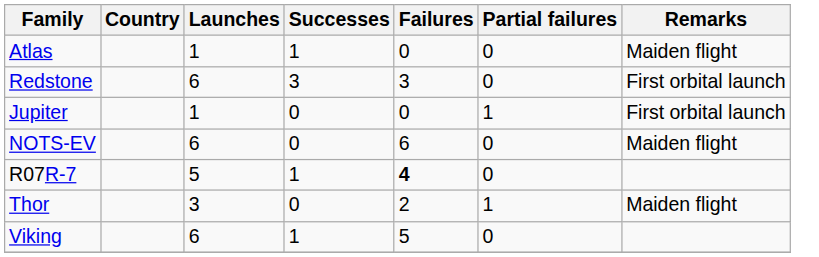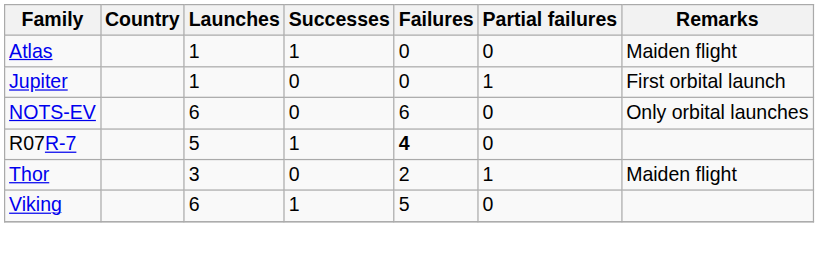- row: (51, 81)
(681, 143) Maiden flight -> (717, 112) Only orbital launches
